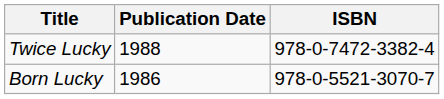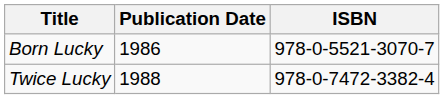rows swapped: (56, 78) <-> (60, 49)
